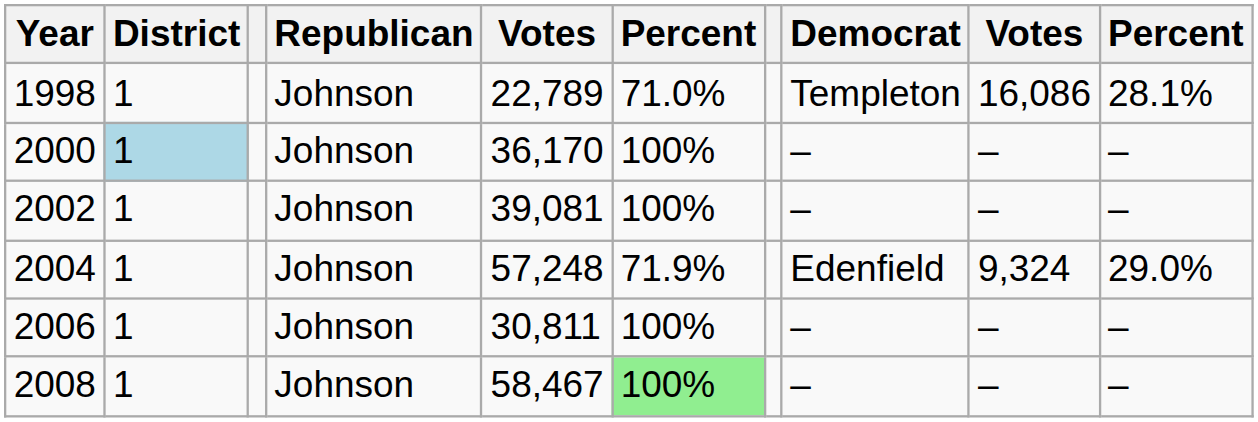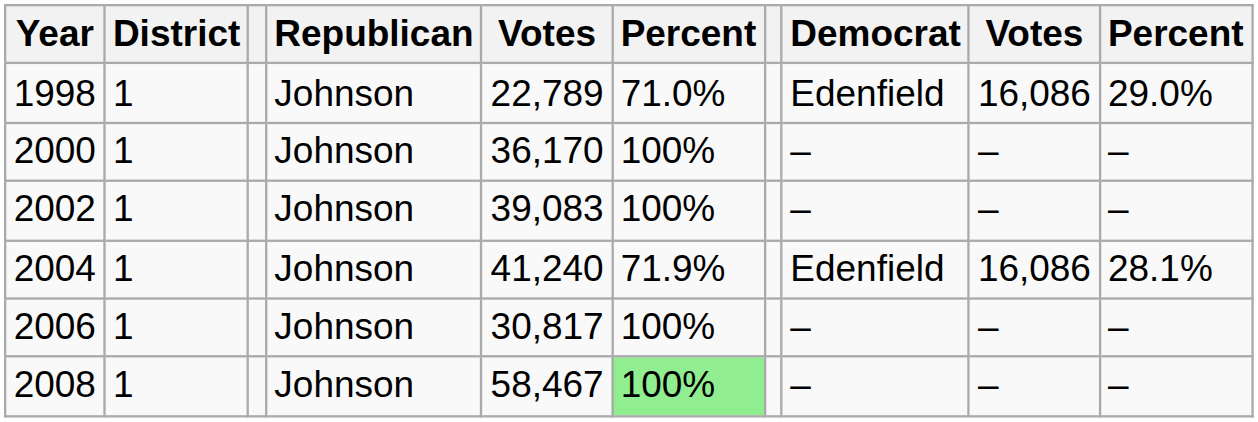(876, 92) Templeton -> (867, 92) Edenfield
(1160, 92) 28.1% -> (1160, 92) 29.0%
(123, 151) lightblue background -> (123, 151) no background
(547, 209) 39,081 -> (547, 209) 39,083
(547, 268) 57,248 -> (547, 268) 41,240
(1024, 268) 9,324 -> (1034, 268) 16,086
(1160, 268) 29.0% -> (1160, 268) 28.1%
(546, 326) 30,811 -> (547, 326) 30,817
